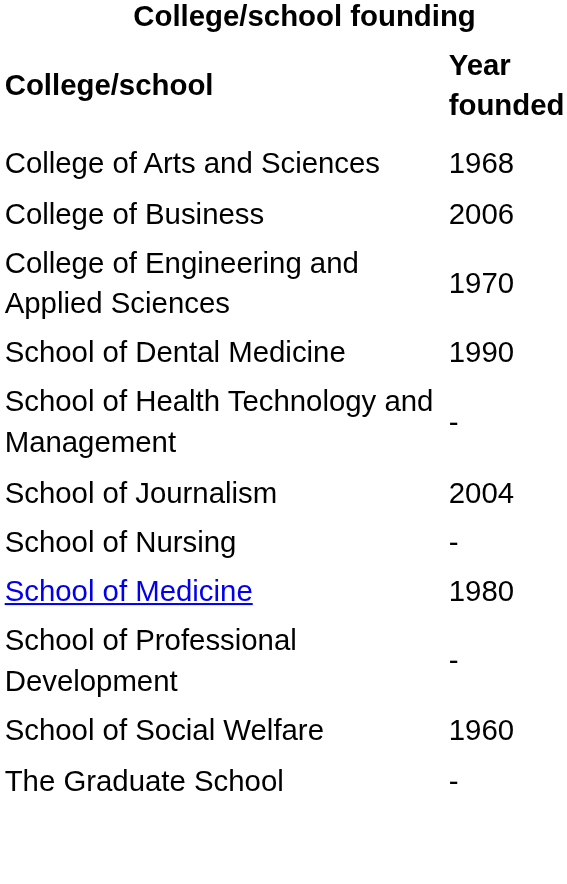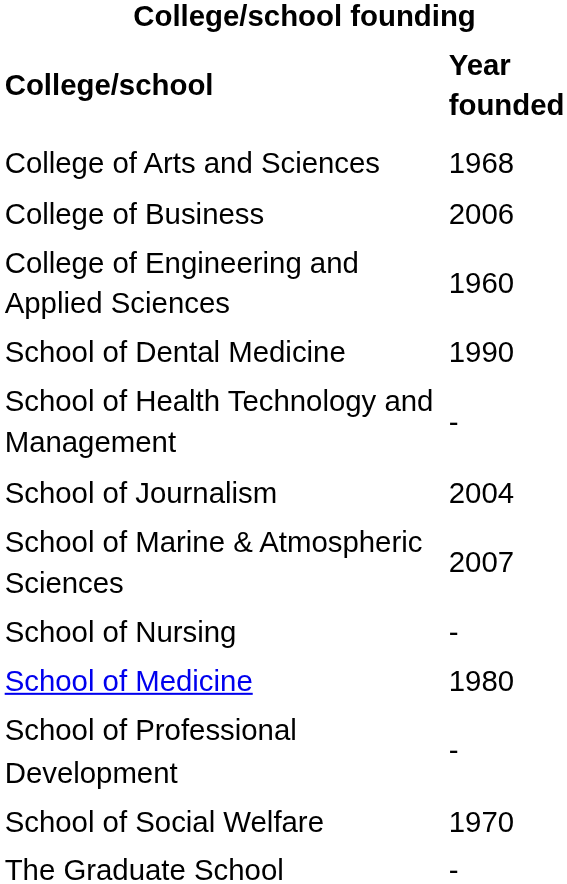(481, 282) 1970 -> (481, 282) 1960
+ row: (214, 562)
(481, 730) 1960 -> (481, 821) 1970
